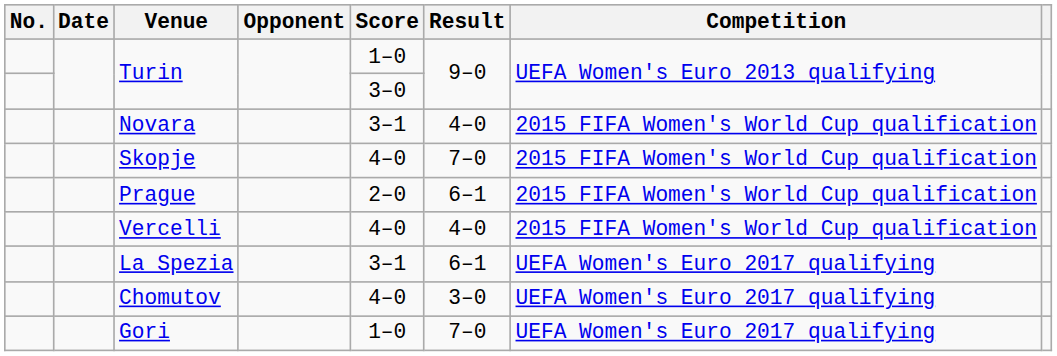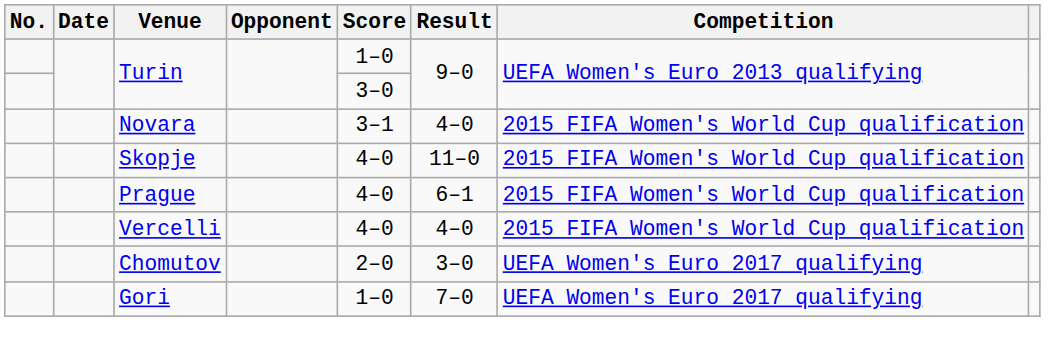(467, 160) 7–0 -> (455, 160) 11–0
(387, 195) 2–0 -> (375, 195) 4–0
- row: (29, 264)
(387, 298) 4–0 -> (375, 264) 2–0
